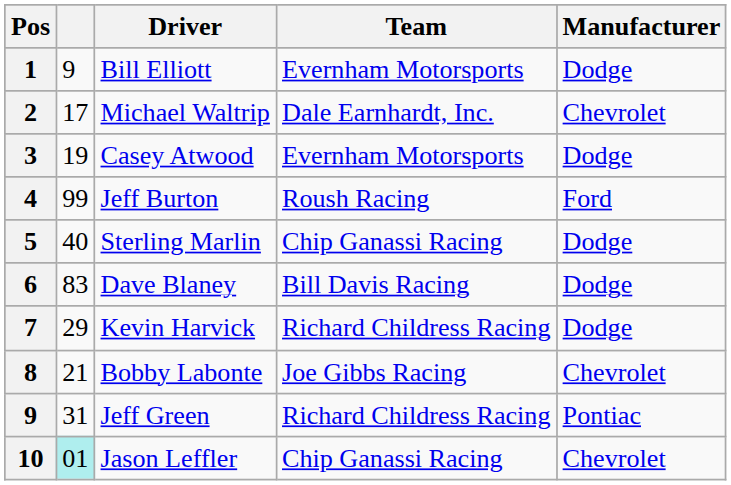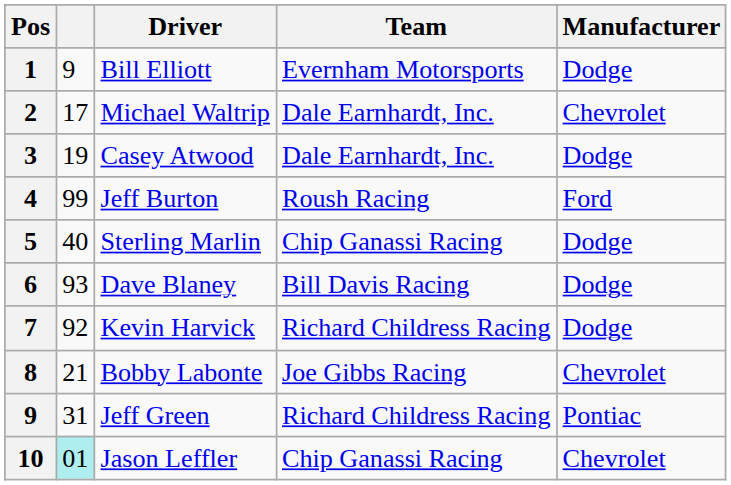(403, 155) Evernham Motorsports -> (388, 155) Dale Earnhardt, Inc.
(75, 284) 83 -> (75, 284) 93
(75, 327) 29 -> (75, 327) 92
